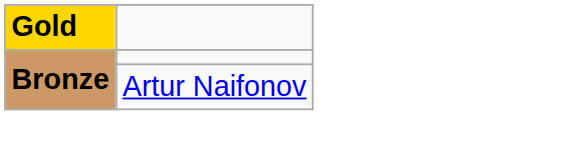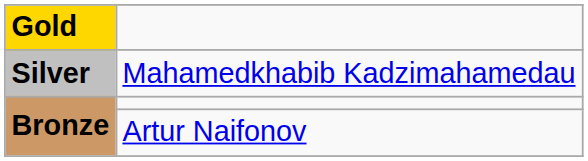+ row: (349, 73)
